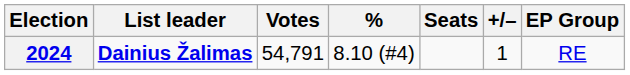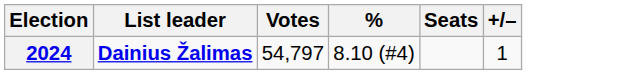- column: (572, 20)
(293, 52) 54,791 -> (293, 52) 54,797
